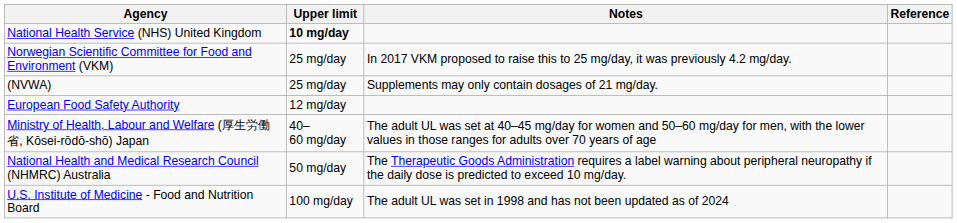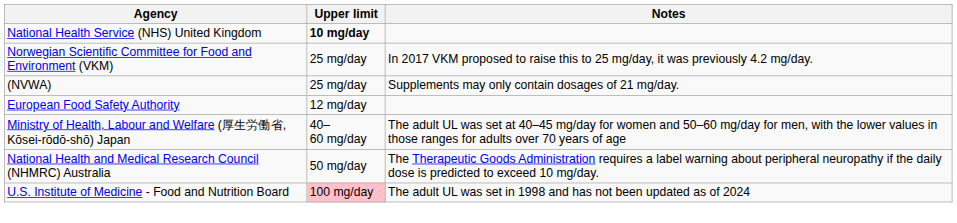- column: (920, 14)
(321, 201) no background -> (342, 192) pink background
